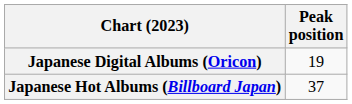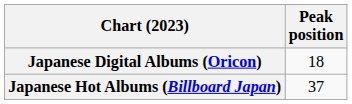(316, 61) 19 -> (316, 61) 18
